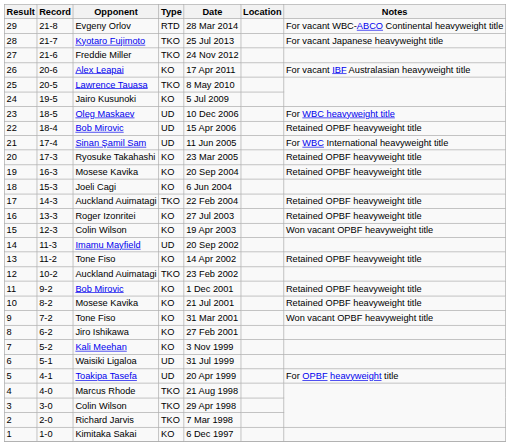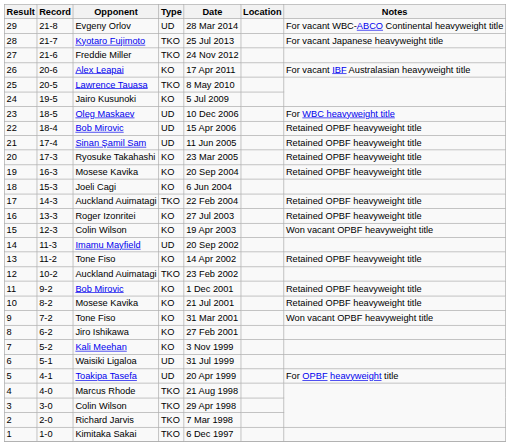(170, 26) RTD -> (168, 26) UD
(367, 142) For WBC International heavyweight title -> (354, 142) Retained OPBF heavyweight title
(168, 434) KO -> (170, 434) TKO
